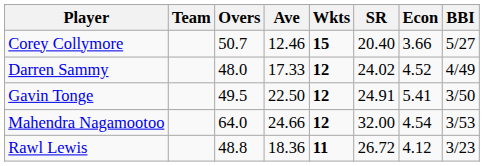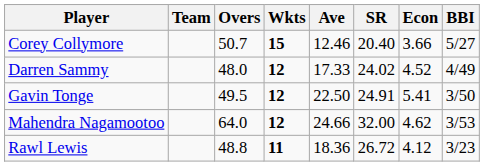columns swapped: (331, 17) <-> (287, 17)
(417, 122) 4.54 -> (417, 122) 4.62
